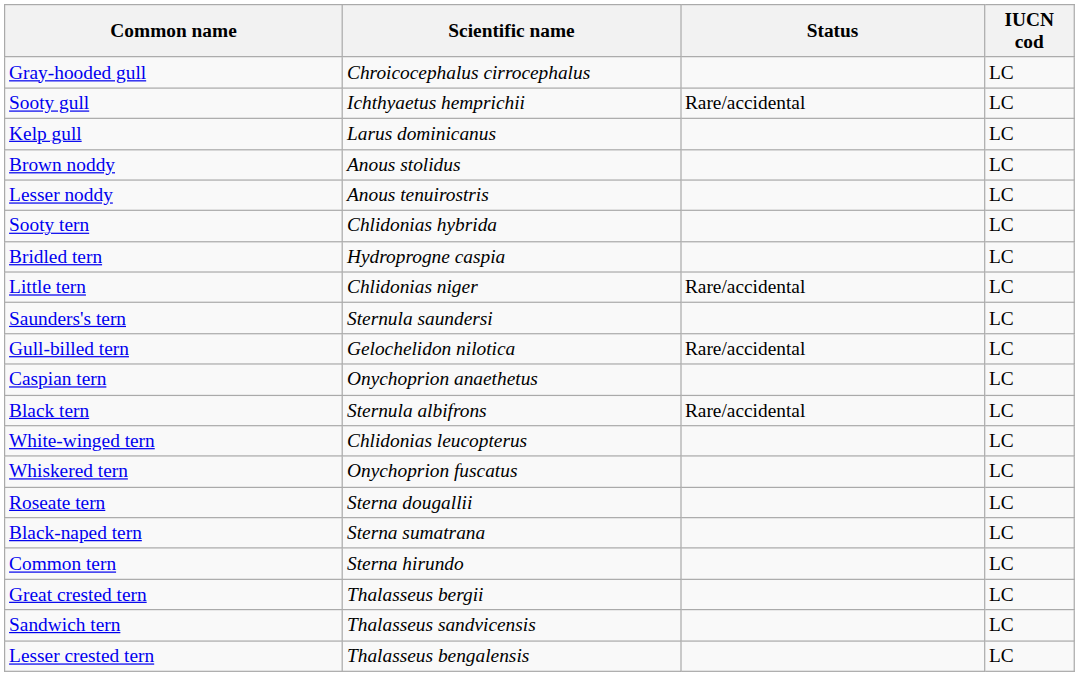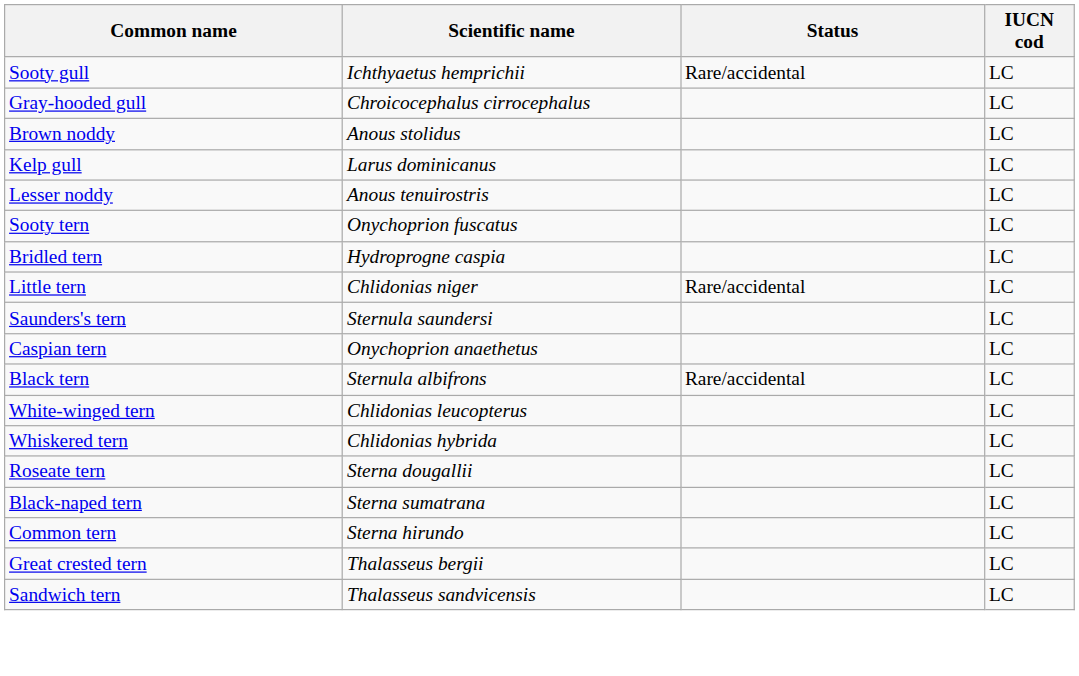rows swapped: (78, 72) <-> (49, 103)
rows swapped: (45, 133) <-> (62, 164)
(422, 225) Chlidonias hybrida -> (432, 225) Onychoprion fuscatus
- row: (69, 348)
(432, 471) Onychoprion fuscatus -> (422, 440) Chlidonias hybrida
- row: (82, 655)
